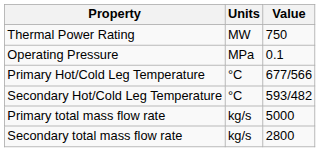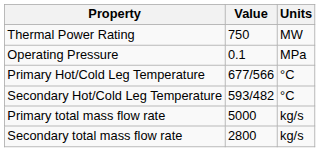columns swapped: (289, 14) <-> (244, 14)
